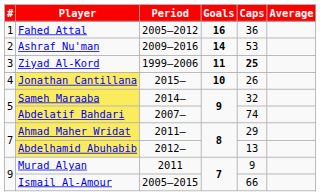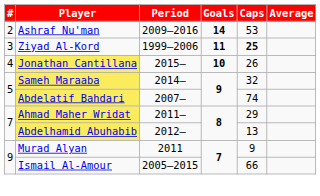- row: (53, 30)
